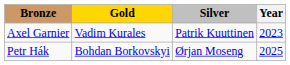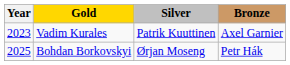columns swapped: (271, 13) <-> (38, 13)
